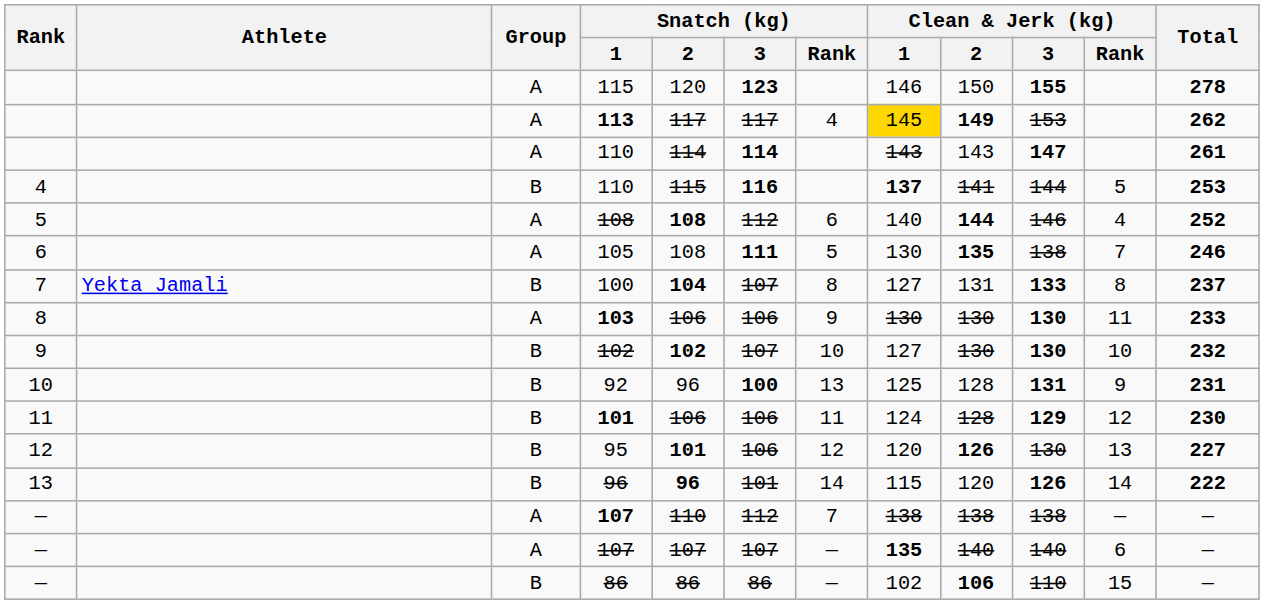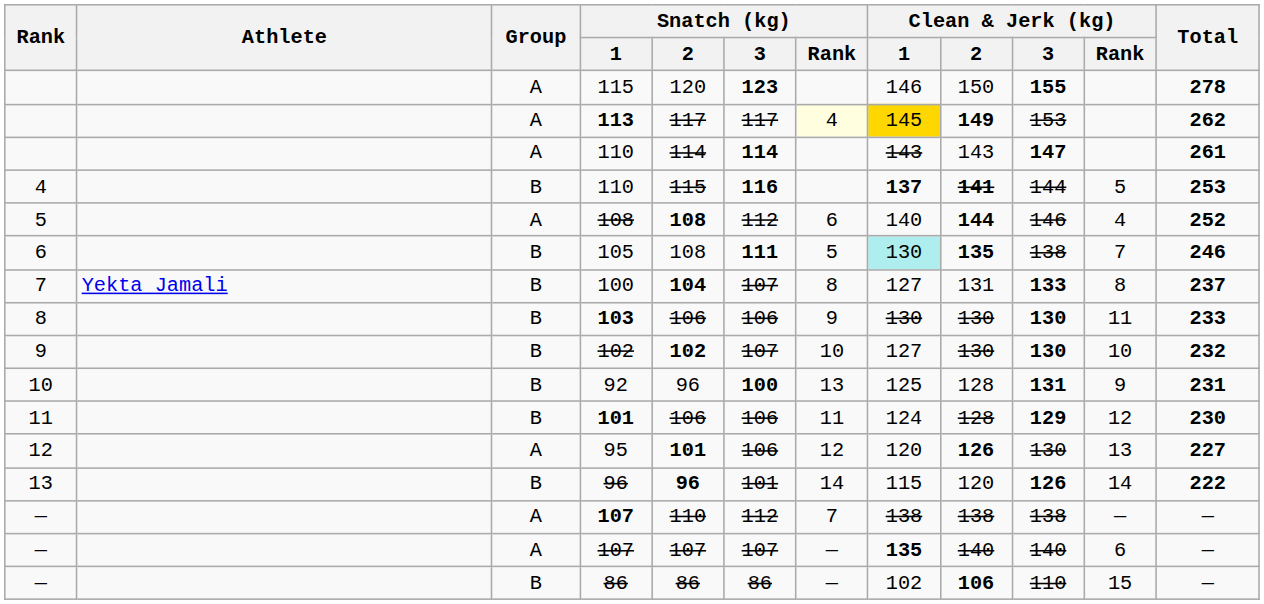(832, 120) no background -> (832, 120) lightyellow background
(976, 187) normal -> (976, 187) bold
(536, 253) A -> (536, 253) B
(904, 253) no background -> (904, 253) paleturquoise background
(536, 319) A -> (536, 319) B
(536, 451) B -> (536, 451) A
